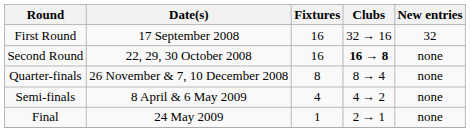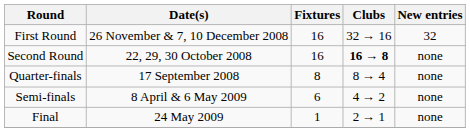(189, 35) 17 September 2008 -> (189, 35) 26 November & 7, 10 December 2008
(189, 76) 26 November & 7, 10 December 2008 -> (189, 76) 17 September 2008
(317, 96) 4 -> (317, 96) 6
